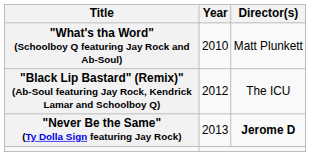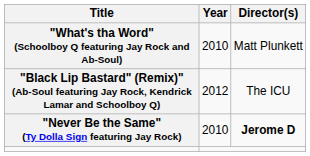(215, 130) 2013 -> (215, 130) 2010
